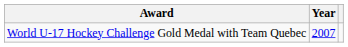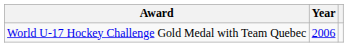(324, 32) 2007 -> (324, 32) 2006
